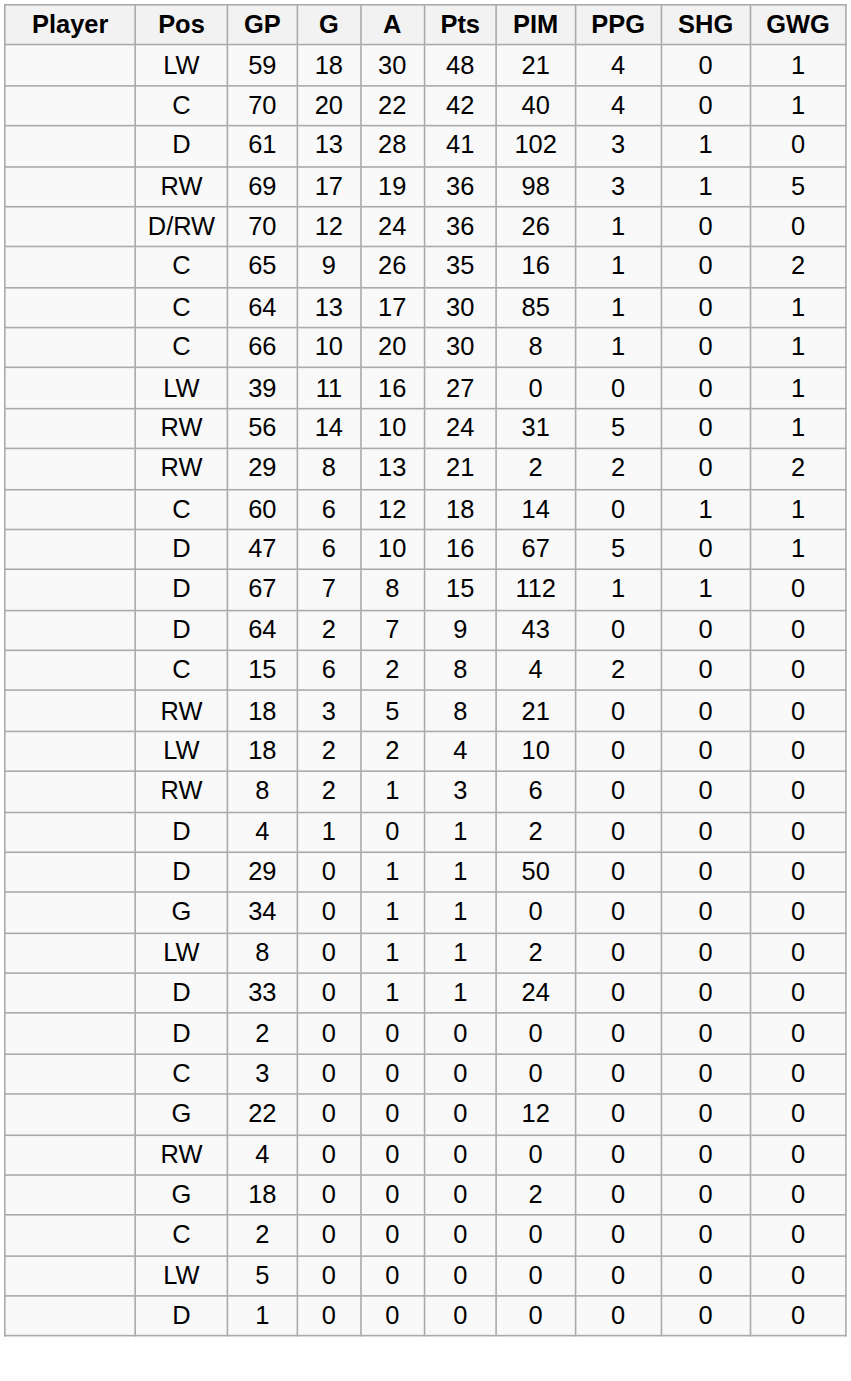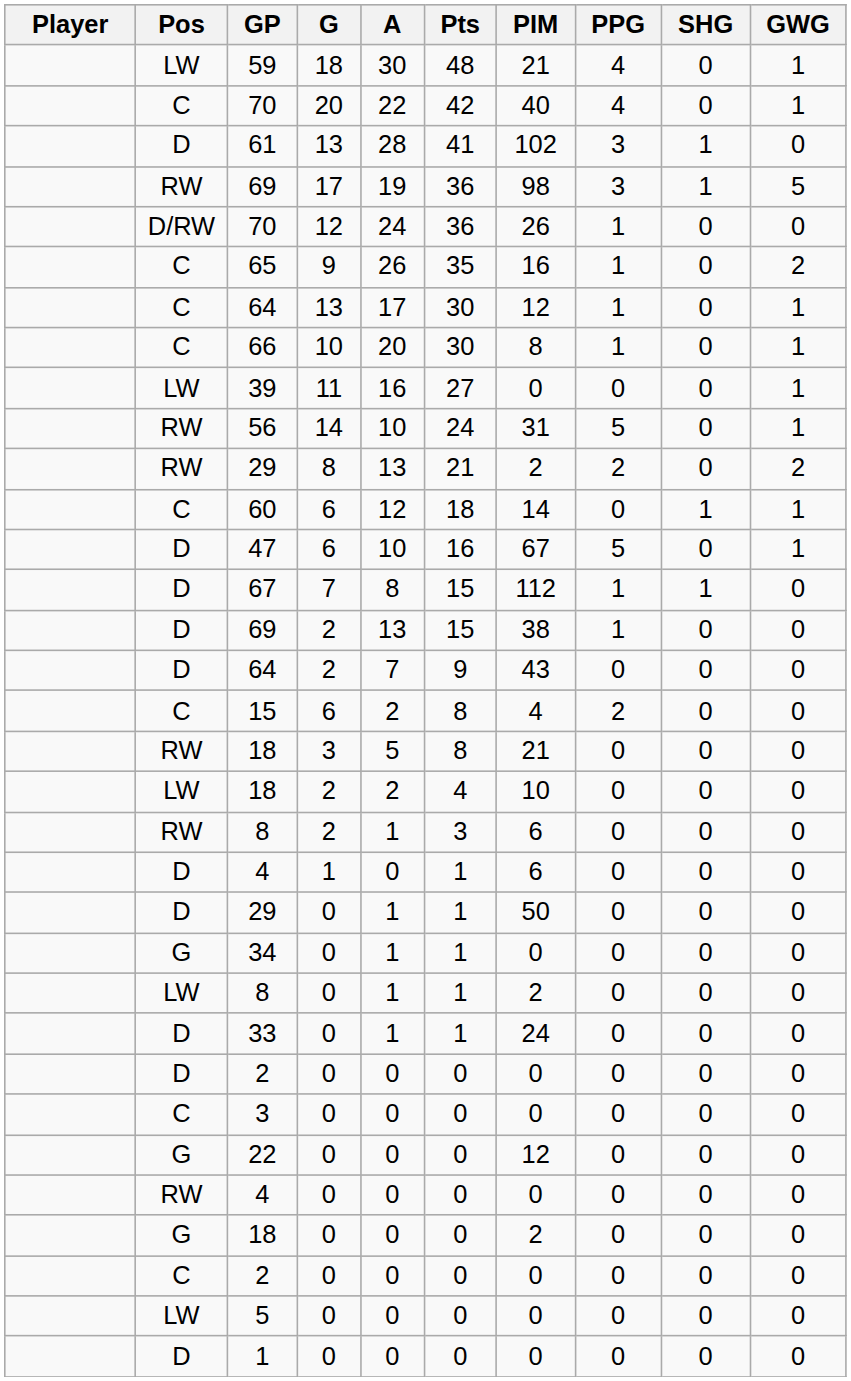(536, 307) 85 -> (536, 307) 12
+ row: (181, 629)
(536, 831) 2 -> (536, 871) 6
